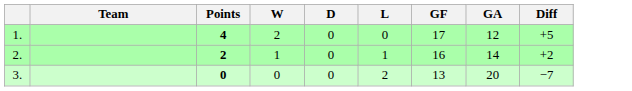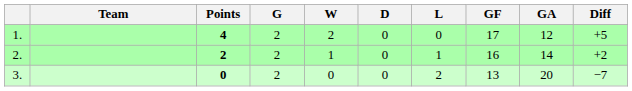+ column: (277, 14)
